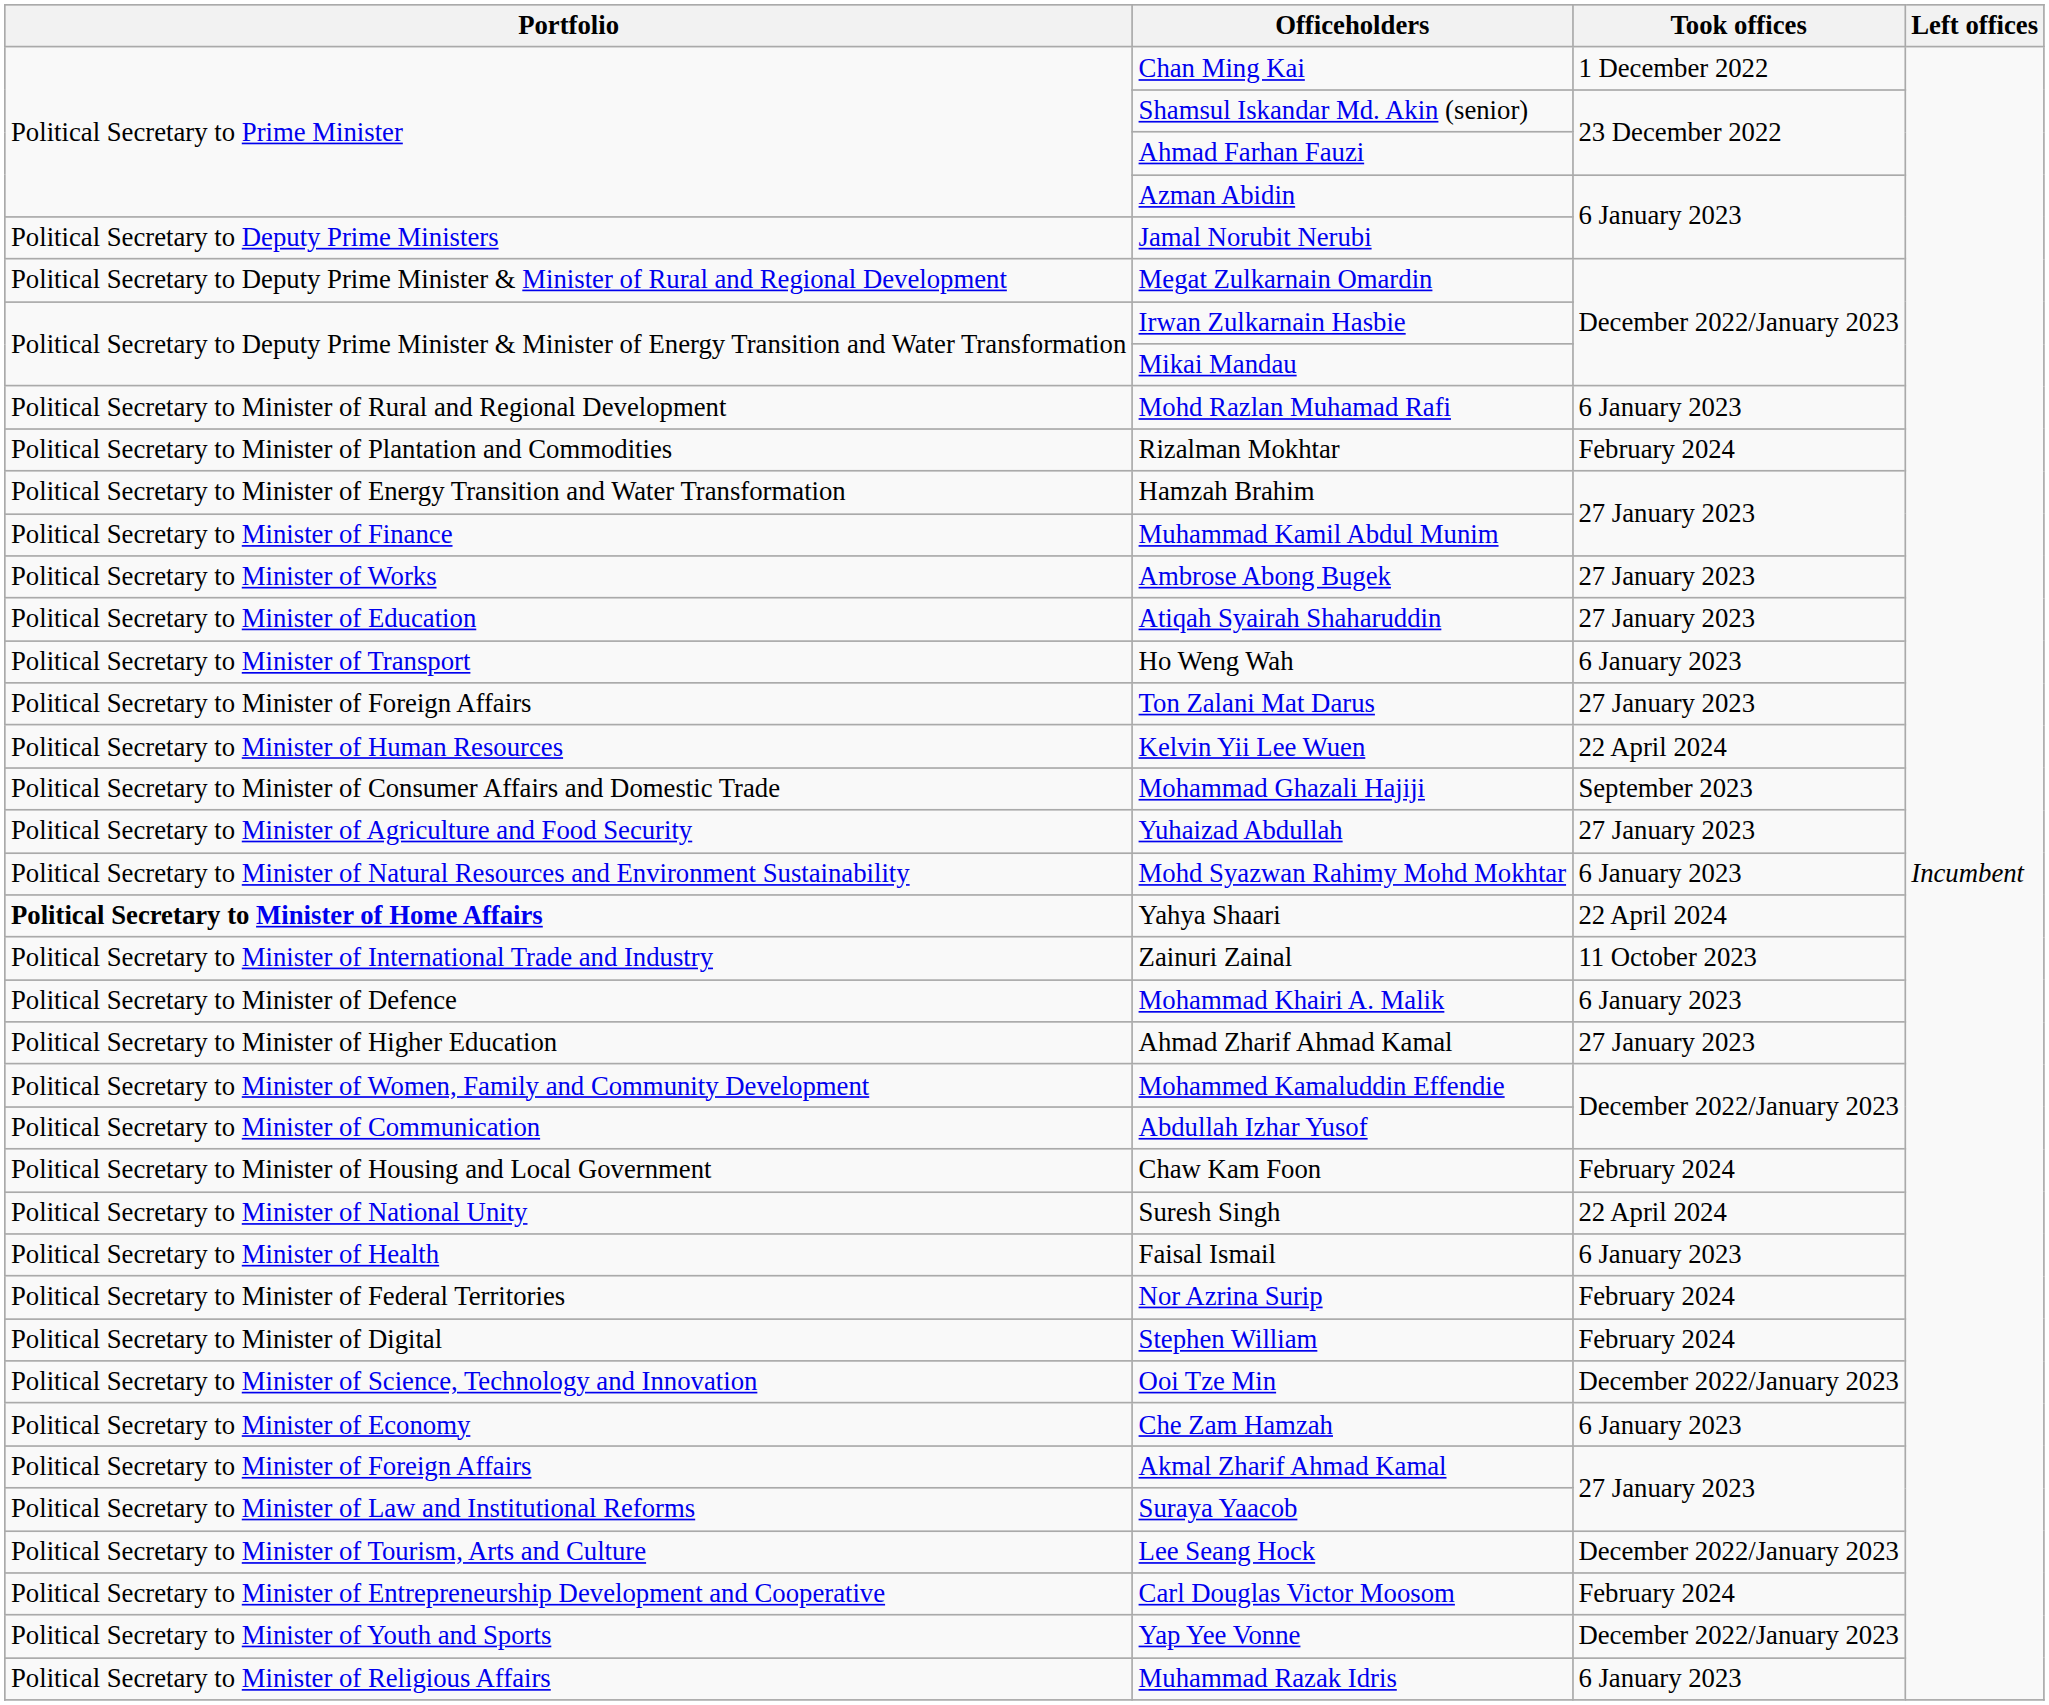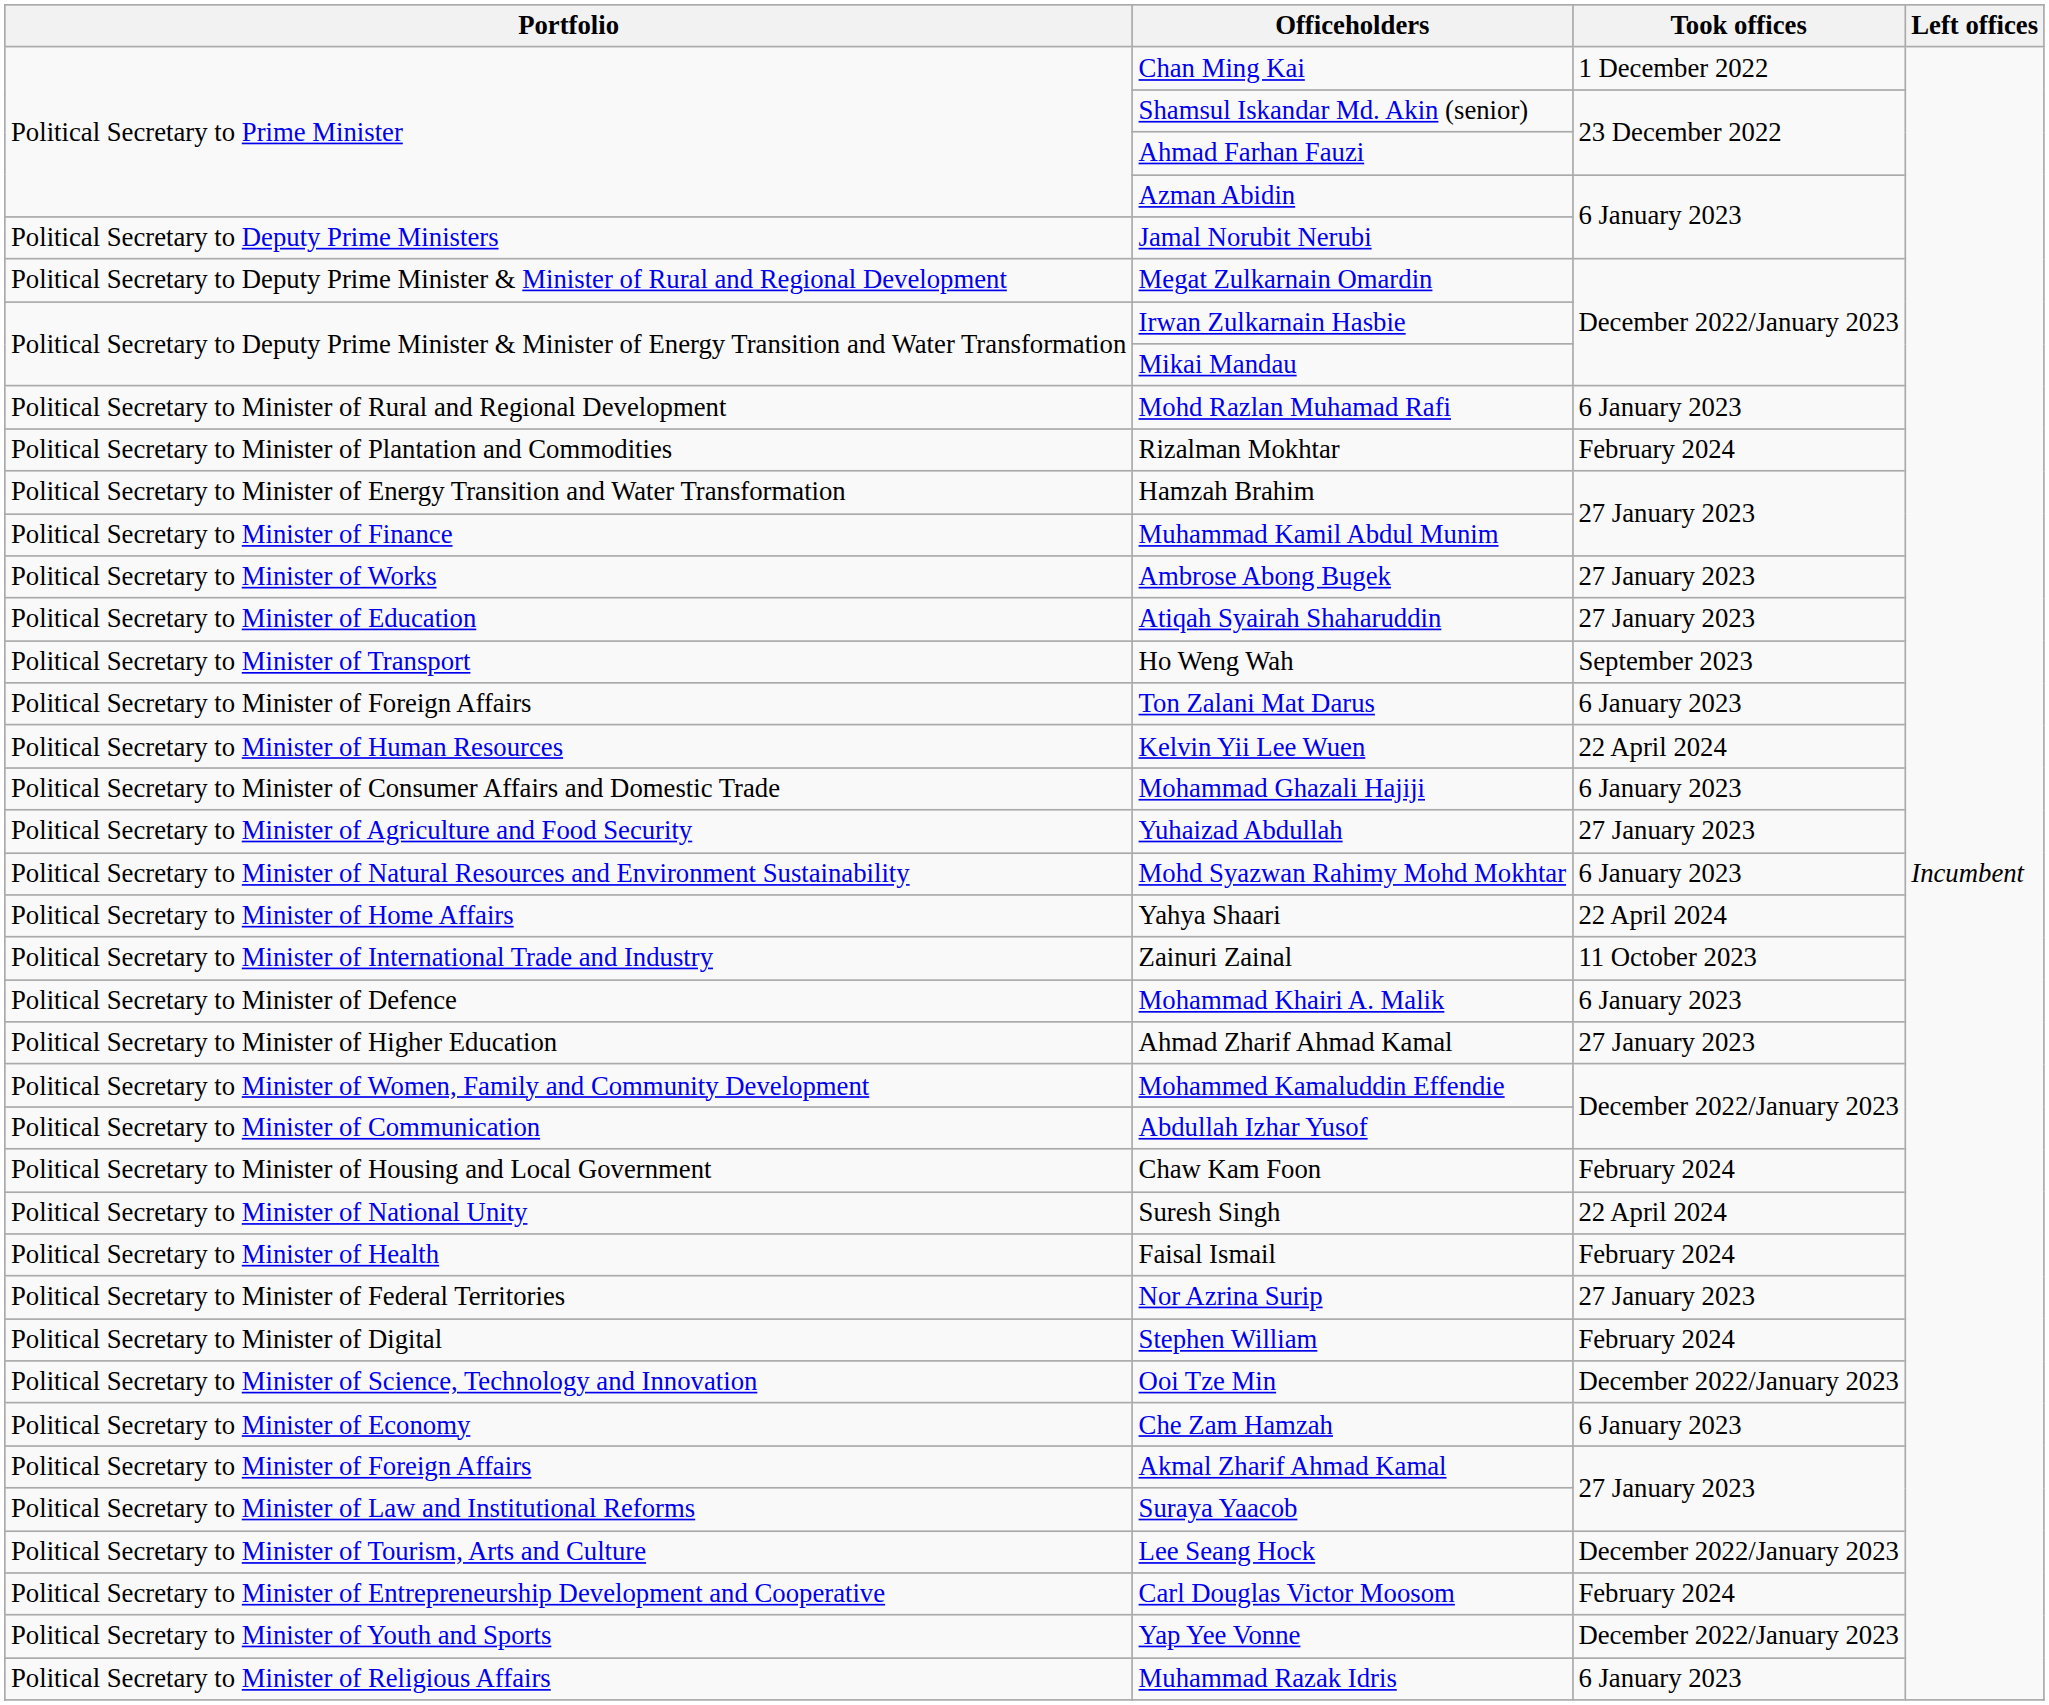(1660, 661) 6 January 2023 -> (1666, 661) September 2023
(1667, 703) 27 January 2023 -> (1660, 703) 6 January 2023
(1666, 788) September 2023 -> (1660, 788) 6 January 2023
(277, 915) bold -> (262, 915) normal
(1660, 1254) 6 January 2023 -> (1657, 1254) February 2024
(1657, 1296) February 2024 -> (1667, 1296) 27 January 2023
